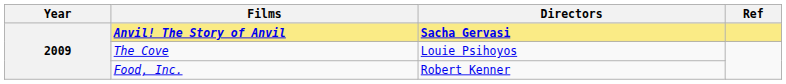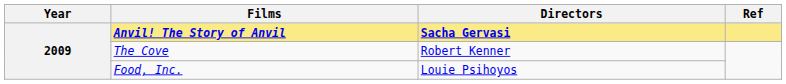(469, 51) Louie Psihoyos -> (466, 51) Robert Kenner
(466, 70) Robert Kenner -> (469, 70) Louie Psihoyos
